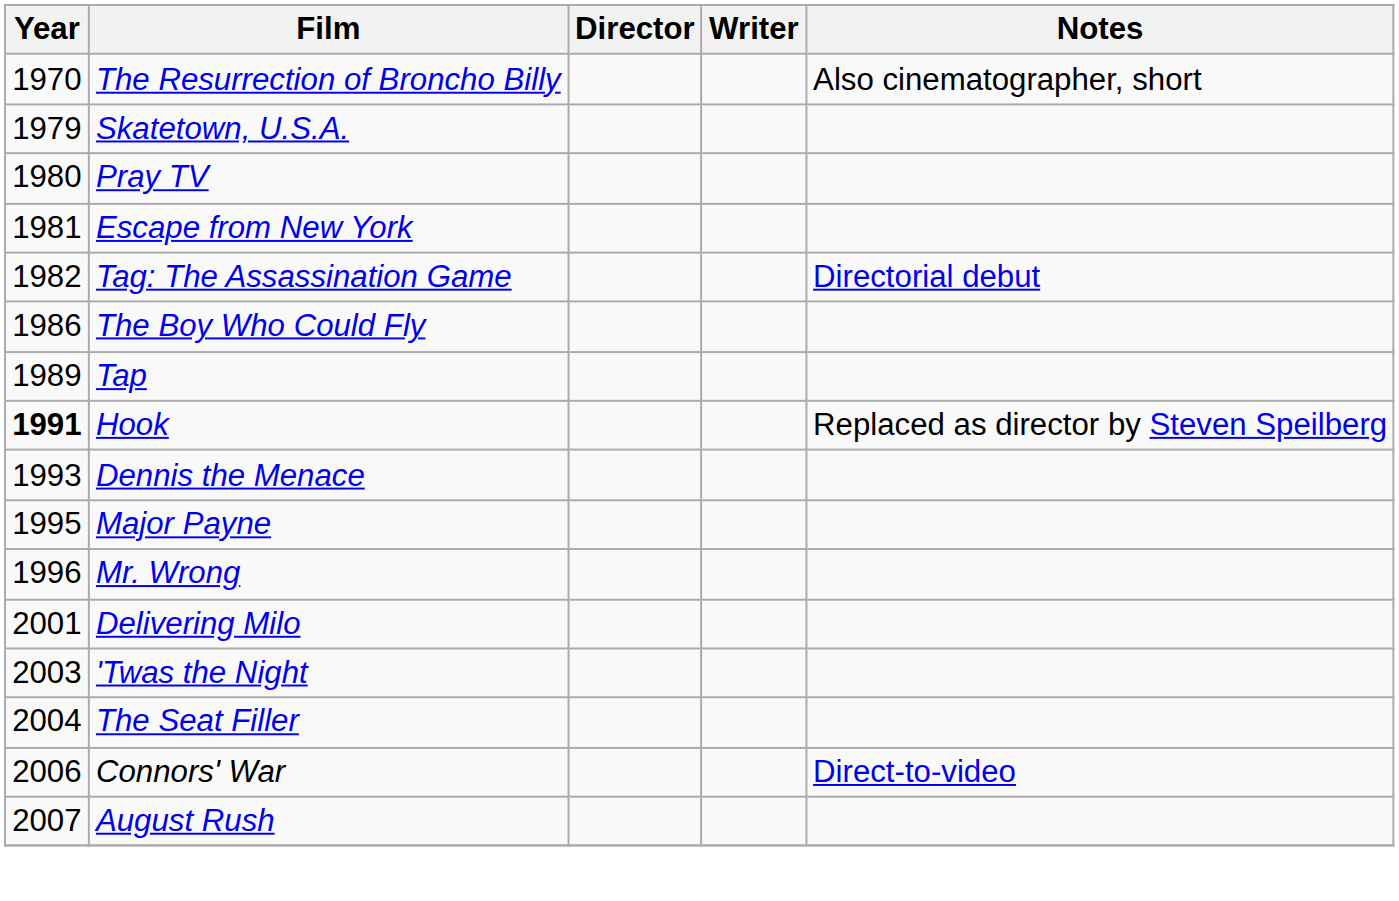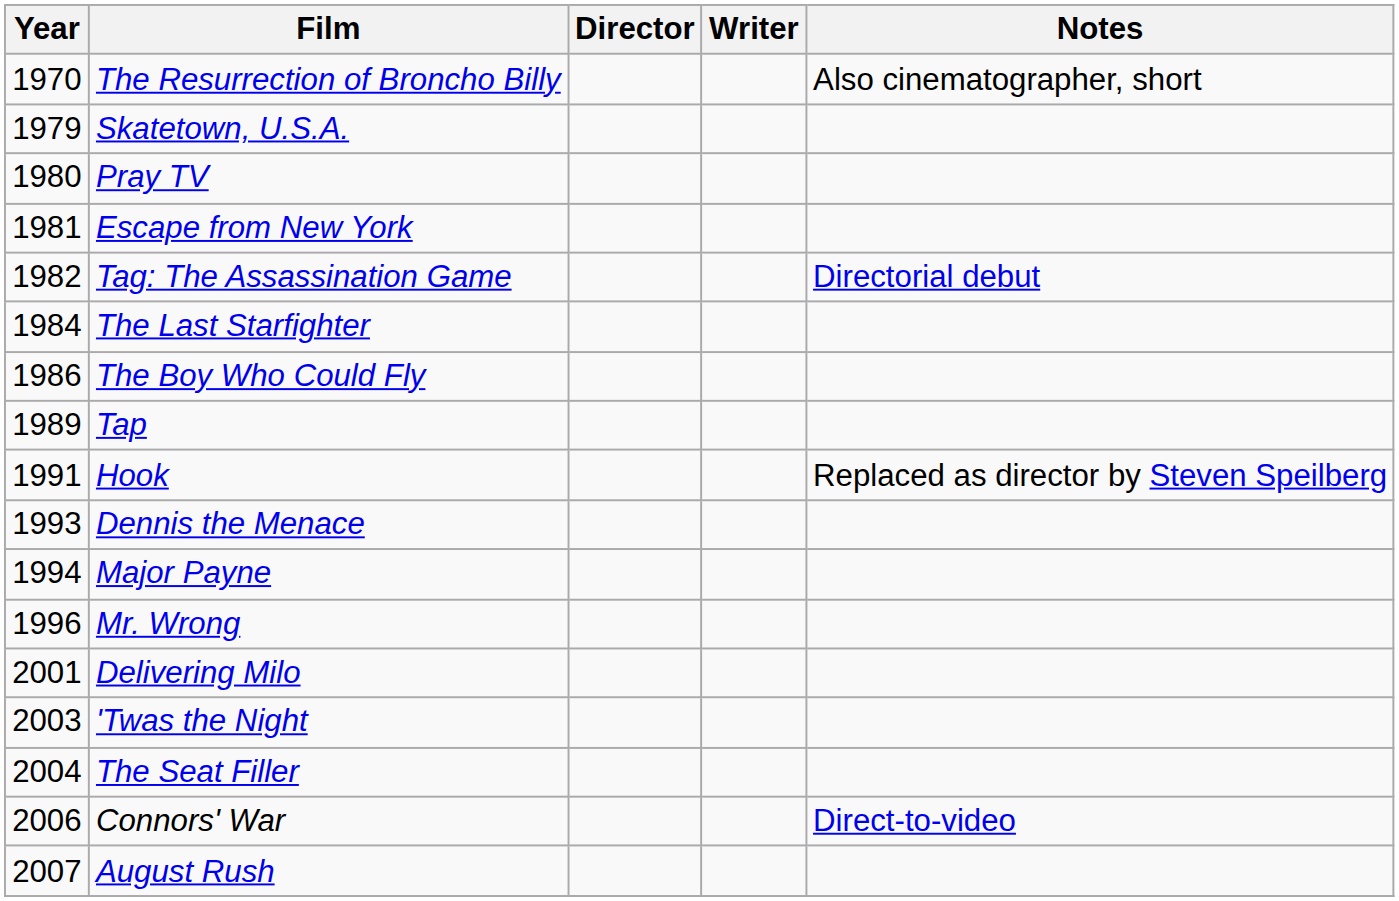+ row: (233, 326)
(47, 425) bold -> (47, 474) normal
(47, 524) 1995 -> (47, 573) 1994
